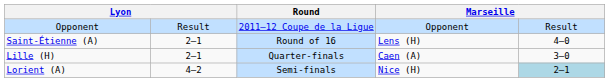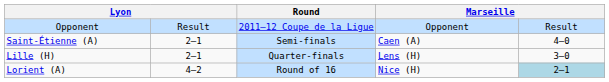(306, 41) Round of 16 -> (306, 41) Semi-finals
(400, 41) Lens (H) -> (400, 41) Caen (A)
(400, 56) Caen (A) -> (400, 56) Lens (H)
(306, 70) Semi-finals -> (306, 70) Round of 16
